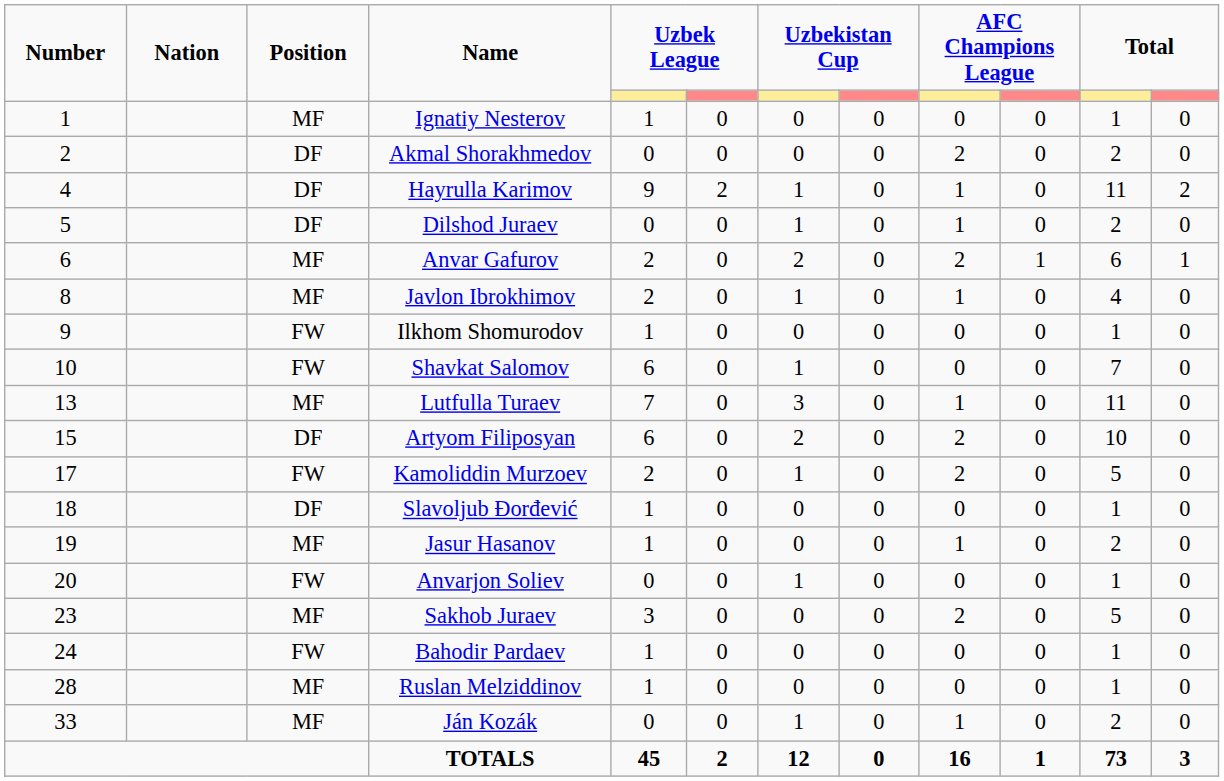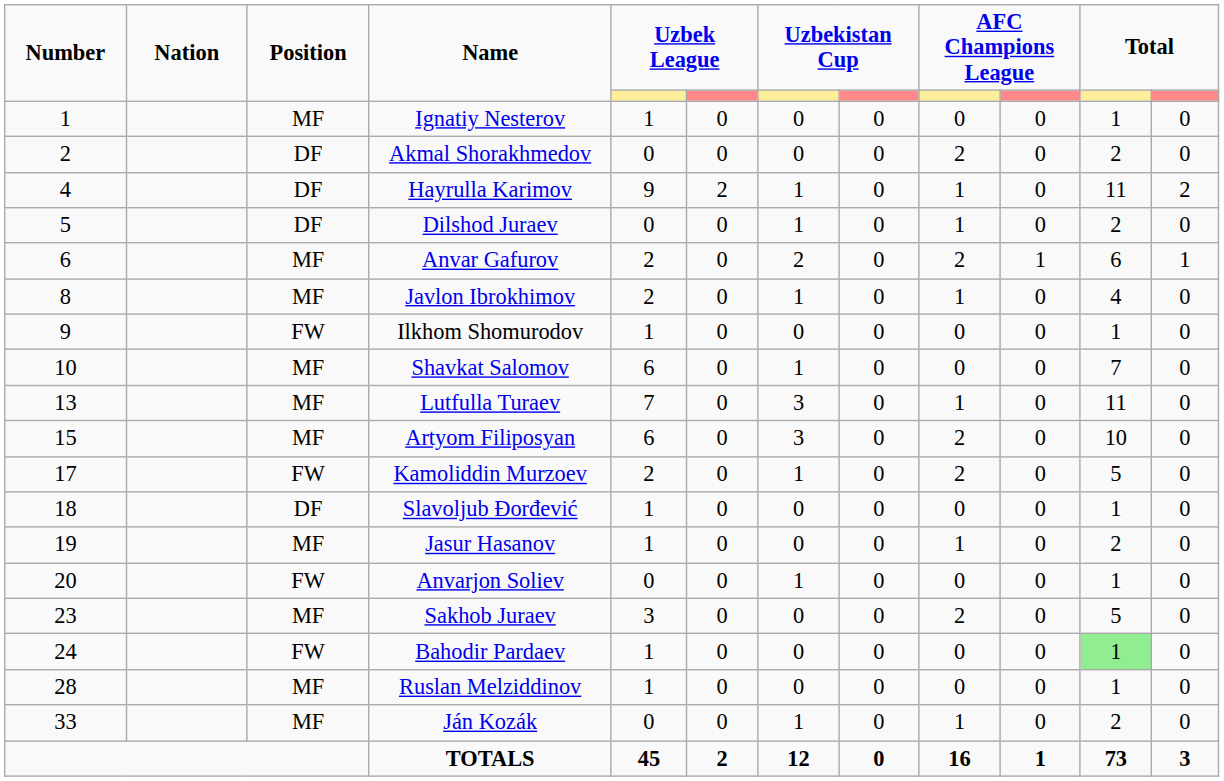(308, 367) FW -> (308, 367) MF
(308, 438) DF -> (308, 438) MF
(798, 438) 2 -> (798, 438) 3
(1116, 651) no background -> (1116, 651) lightgreen background
